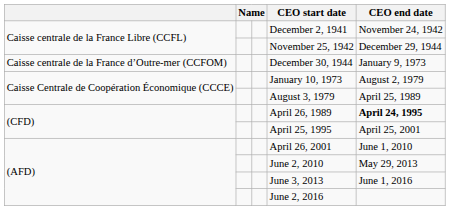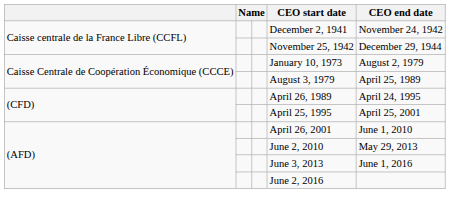- row: (311, 63)
(390, 113) bold -> (390, 96) normal
